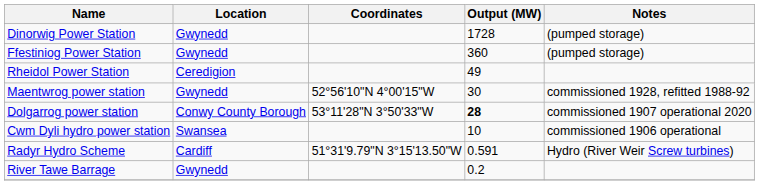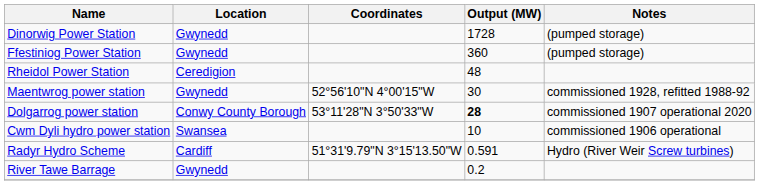(474, 72) 49 -> (474, 72) 48
